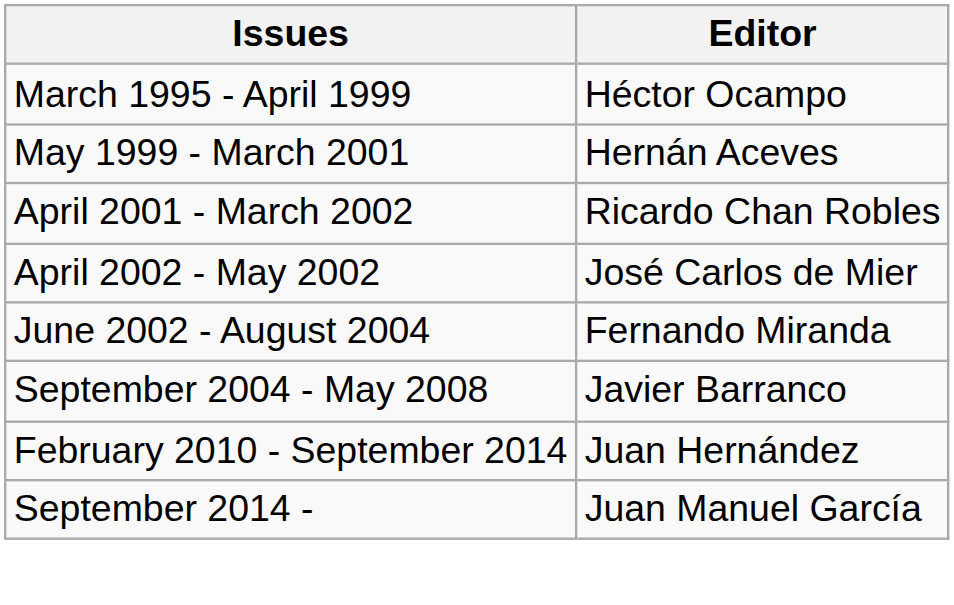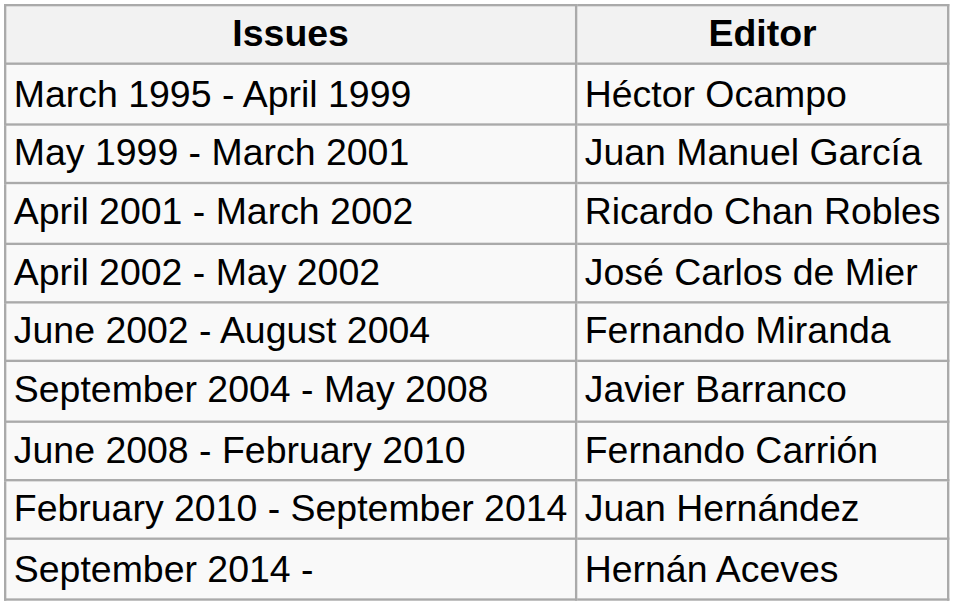(712, 152) Hernán Aceves -> (753, 152) Juan Manuel García
+ row: (240, 449)
(753, 509) Juan Manuel García -> (712, 568) Hernán Aceves
